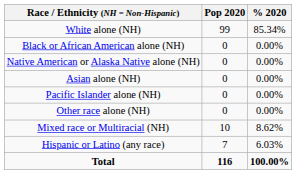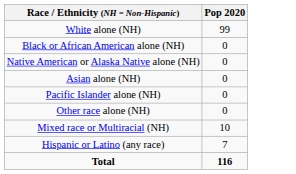- column: (269, 12)
